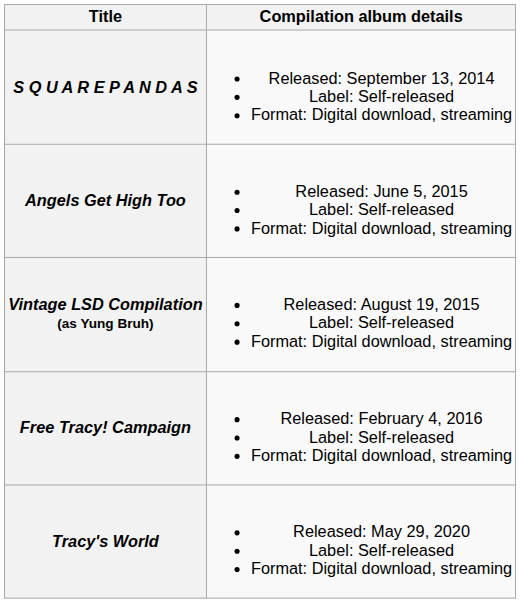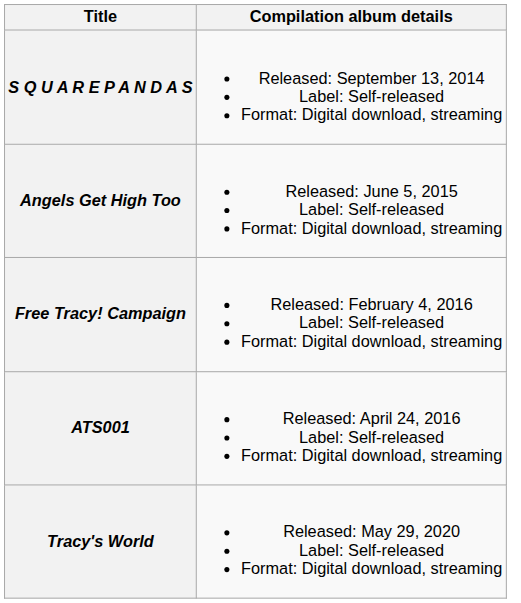- row: (105, 314)
+ row: (100, 427)
